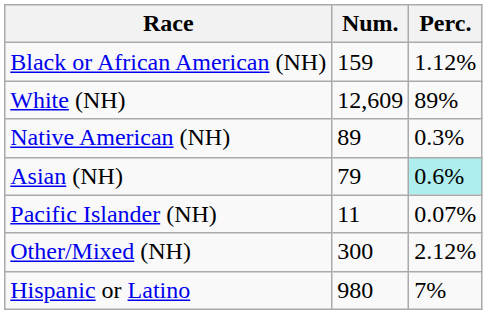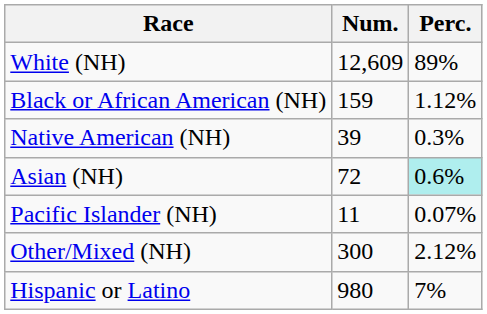rows swapped: (68, 99) <-> (168, 61)
(349, 137) 89 -> (349, 137) 39
(349, 175) 79 -> (349, 175) 72
